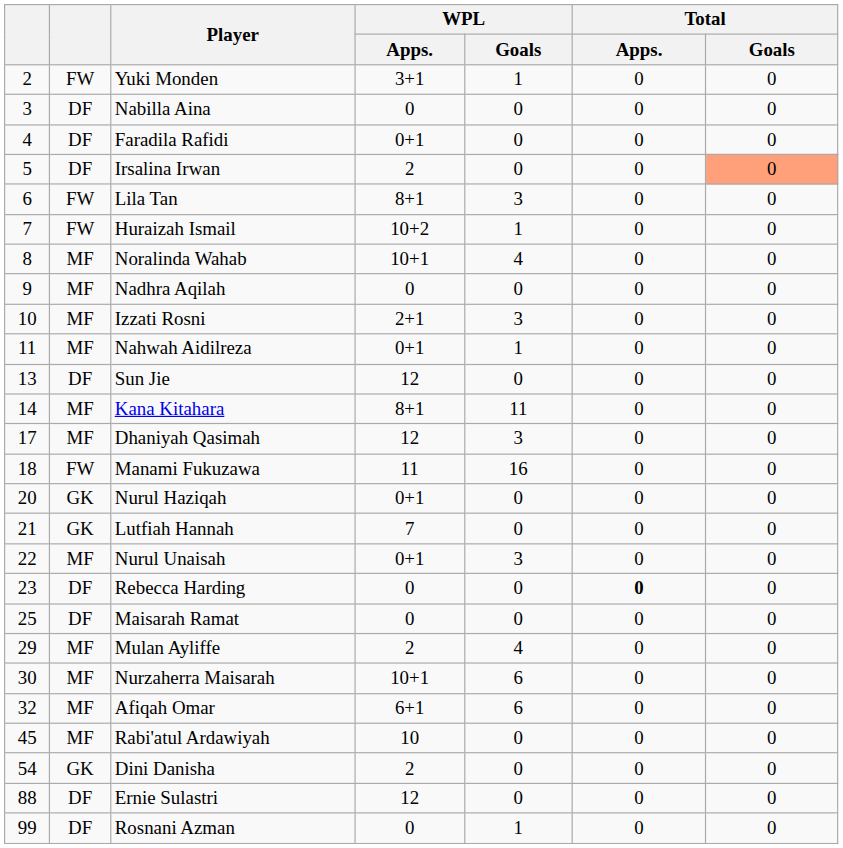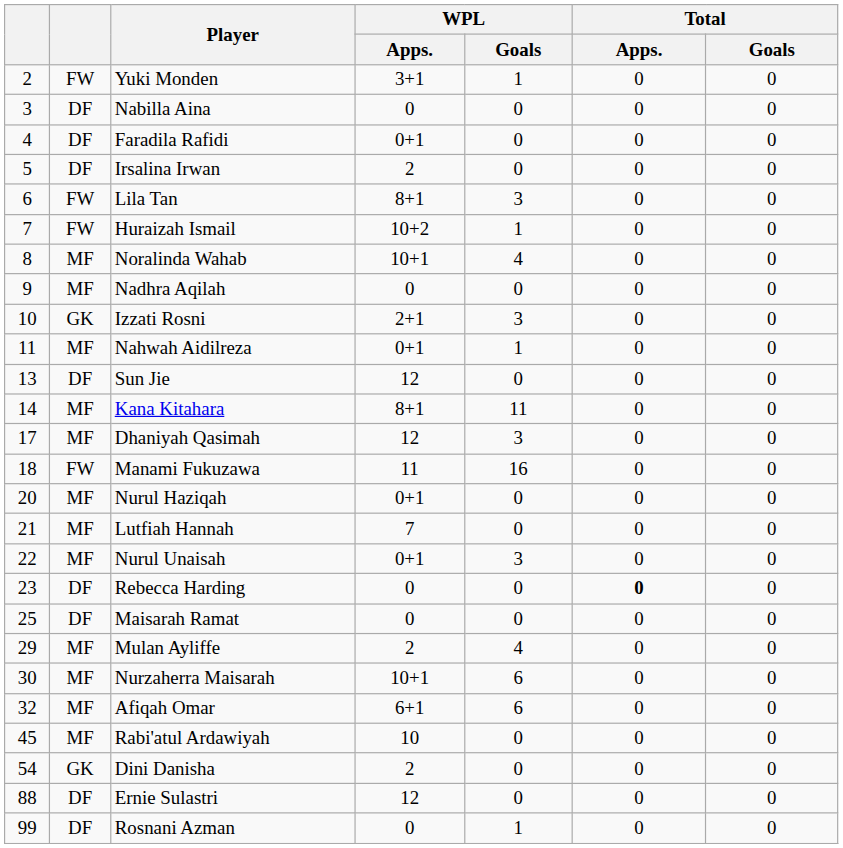(772, 169) lightsalmon background -> (772, 169) no background
(80, 318) MF -> (80, 318) GK
(80, 498) GK -> (80, 498) MF
(80, 528) GK -> (80, 528) MF
